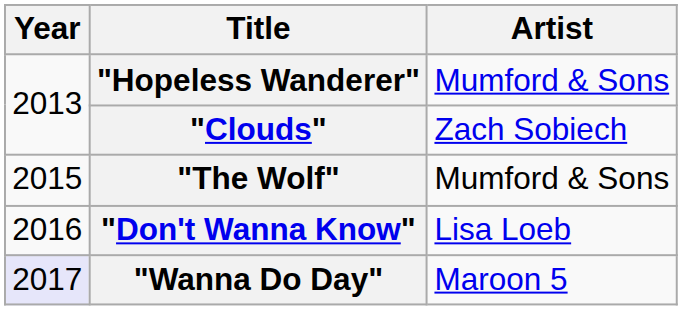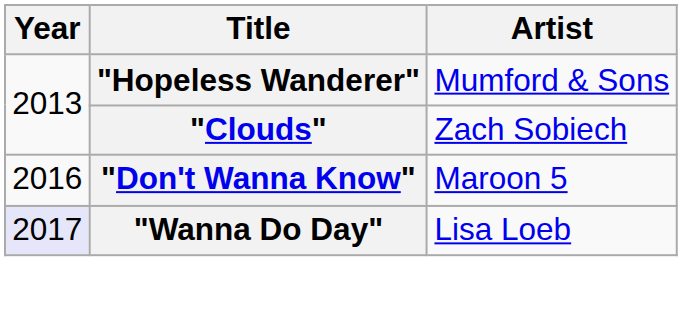- row: (258, 179)
(503, 229) Lisa Loeb -> (501, 179) Maroon 5
(501, 279) Maroon 5 -> (503, 229) Lisa Loeb
